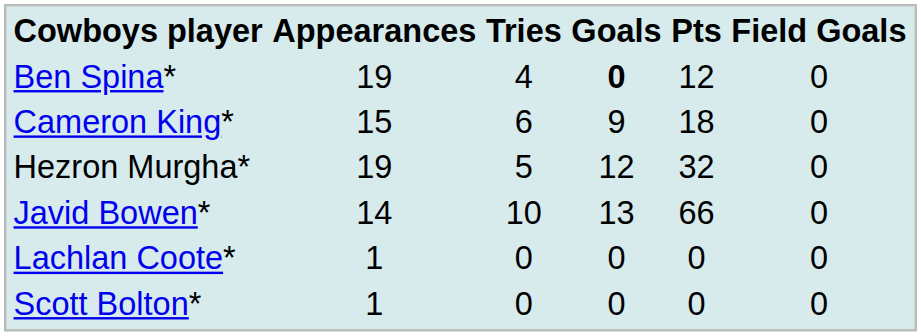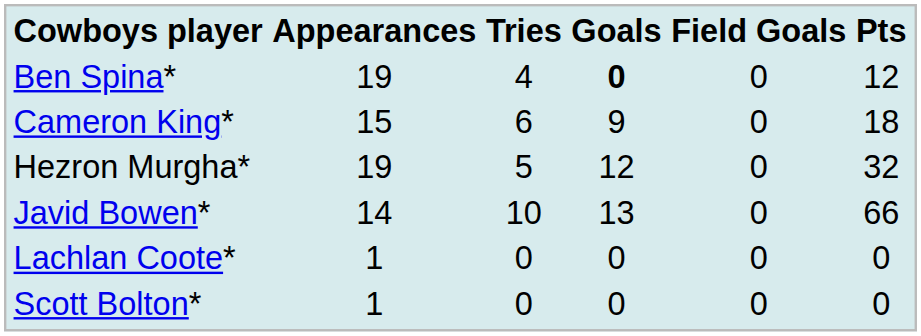columns swapped: (819, 31) <-> (697, 31)
